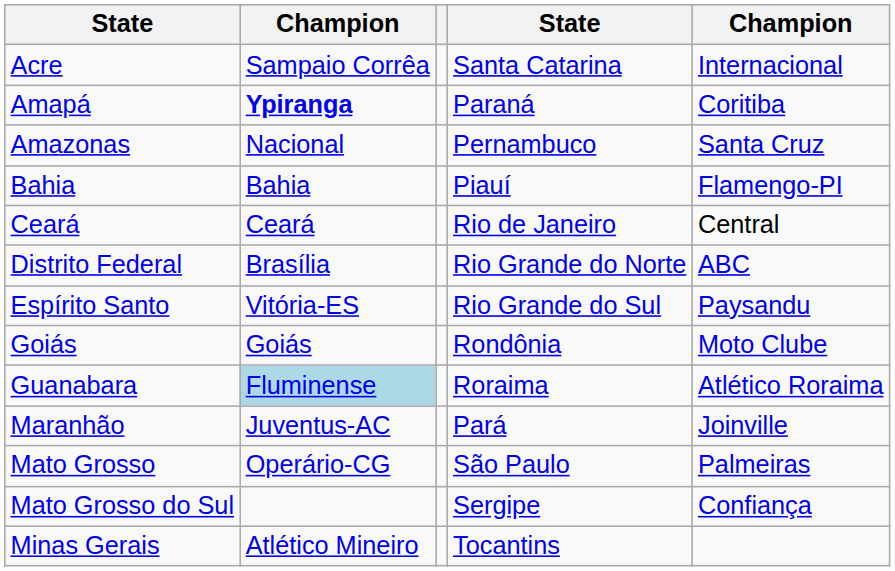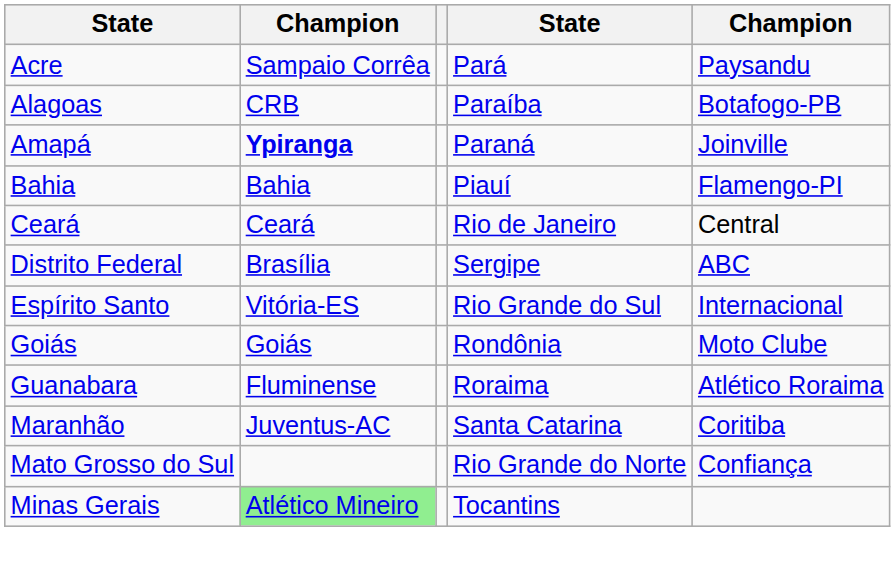(537, 64) Santa Catarina -> (480, 64) Pará
(770, 64) Internacional -> (754, 64) Paysandu
+ row: (56, 104)
(742, 104) Coritiba -> (743, 144) Joinville
- row: (70, 144)
(570, 265) Rio Grande do Norte -> (497, 265) Sergipe
(754, 305) Paysandu -> (770, 305) Internacional
(311, 385) lightblue background -> (311, 385) no background
(480, 425) Pará -> (537, 425) Santa Catarina
(743, 425) Joinville -> (742, 425) Coritiba
- row: (83, 465)
(497, 505) Sergipe -> (570, 465) Rio Grande do Norte
(332, 545) no background -> (332, 505) lightgreen background
